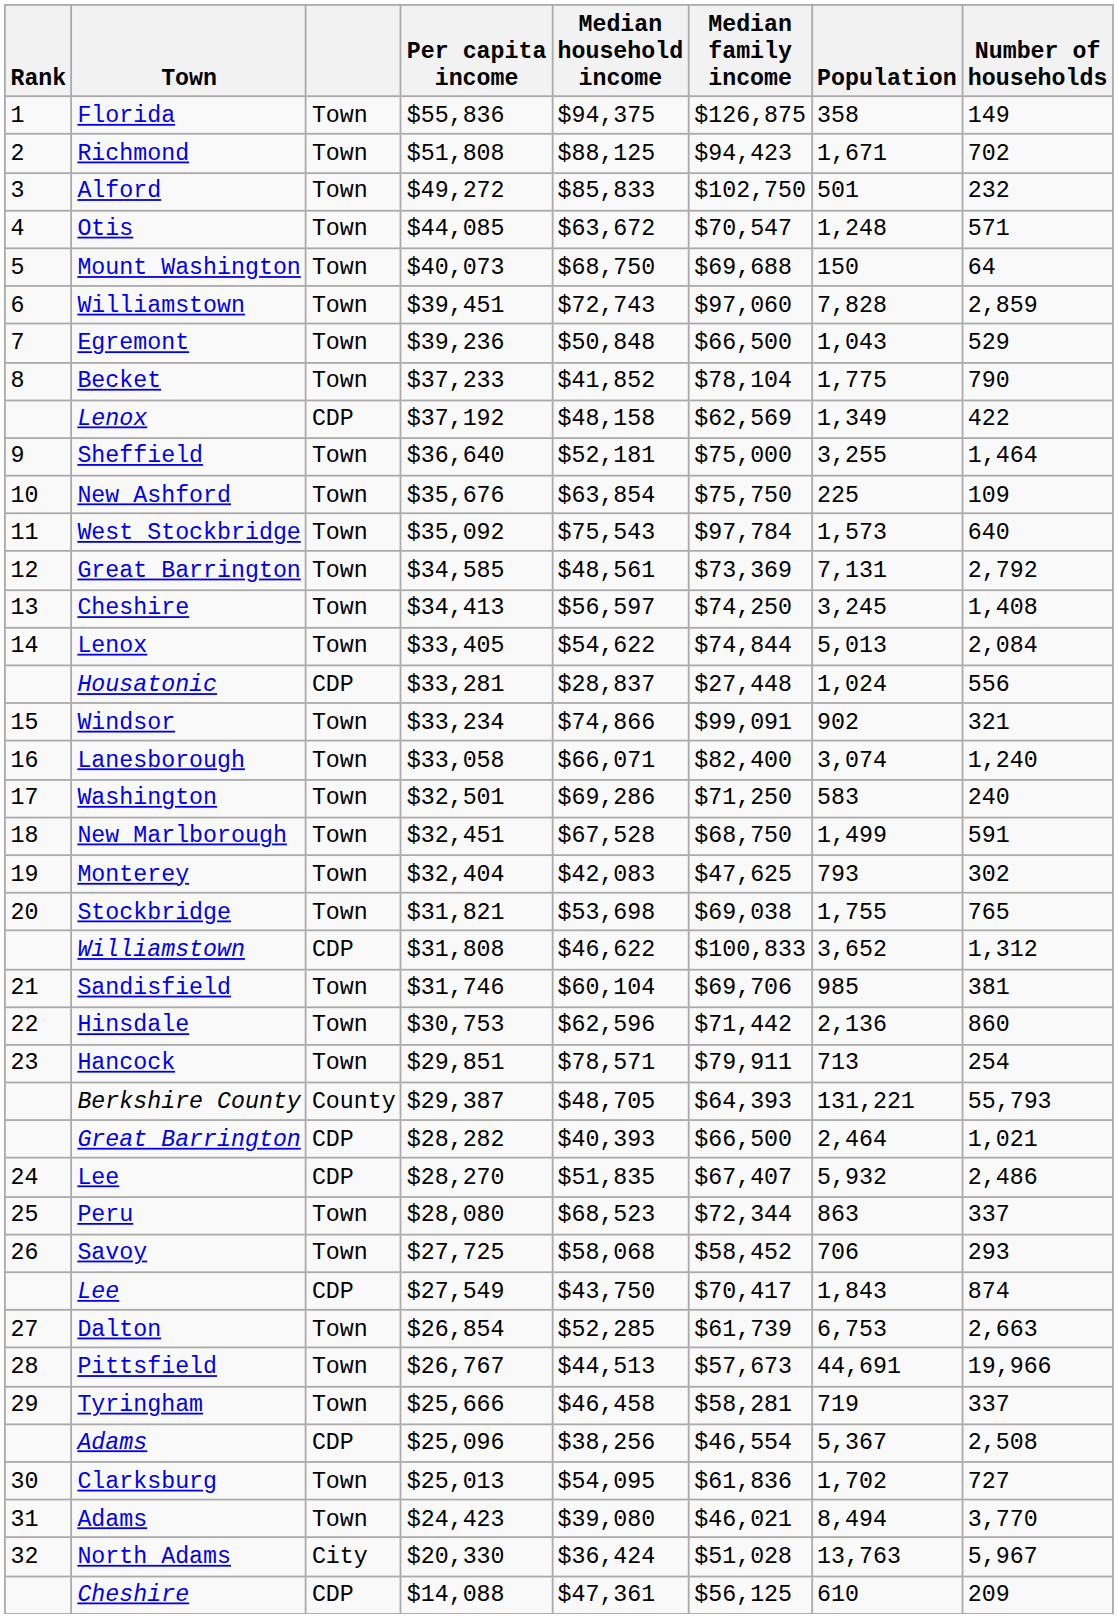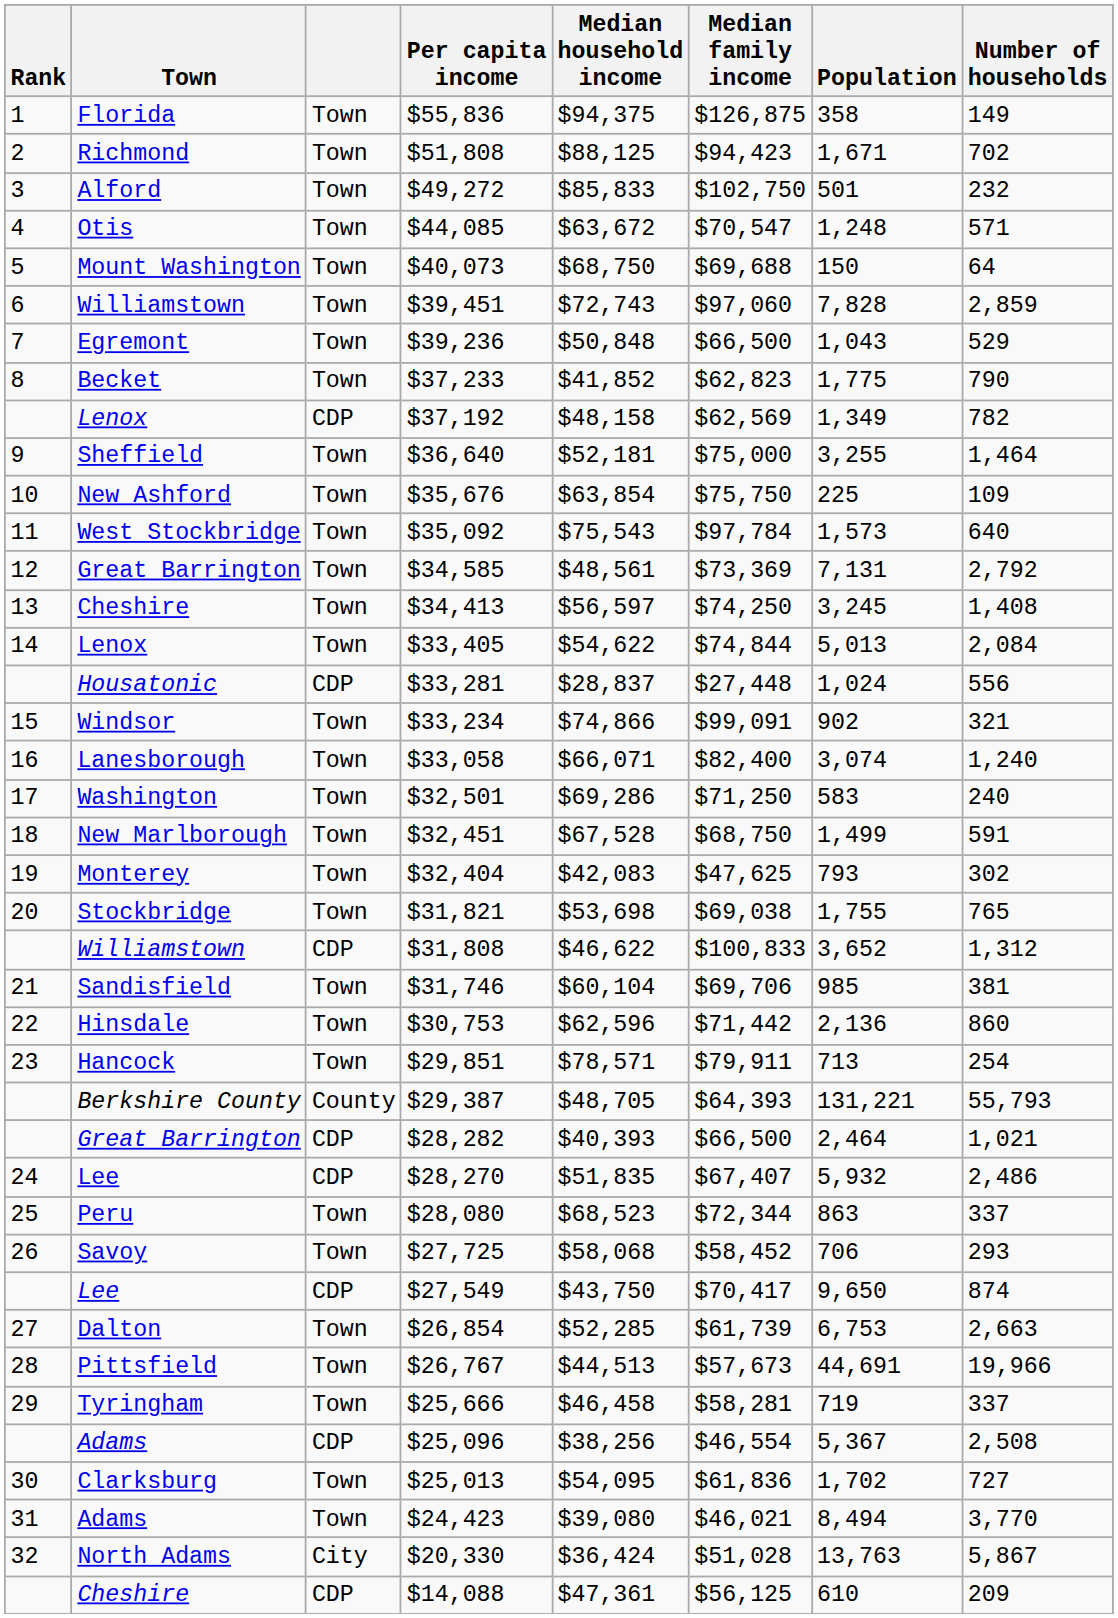(743, 381) $78,104 -> (743, 381) $62,823
(989, 419) 422 -> (989, 419) 782
(852, 1291) 1,843 -> (852, 1291) 9,650
(1003, 1557) 5,967 -> (1003, 1557) 5,867
